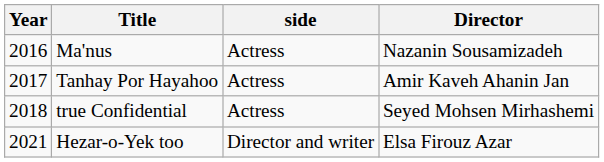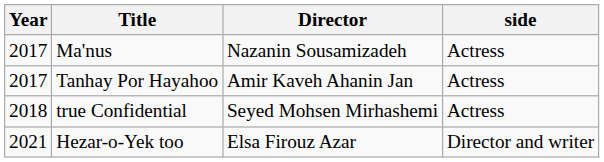columns swapped: (301, 19) <-> (489, 19)
(28, 50) 2016 -> (28, 50) 2017
